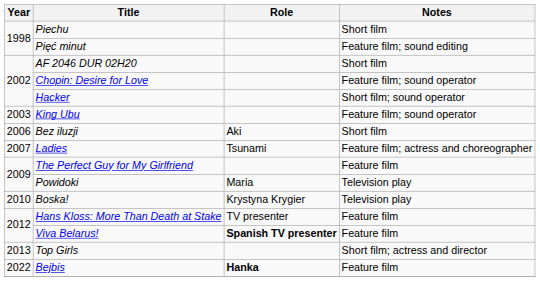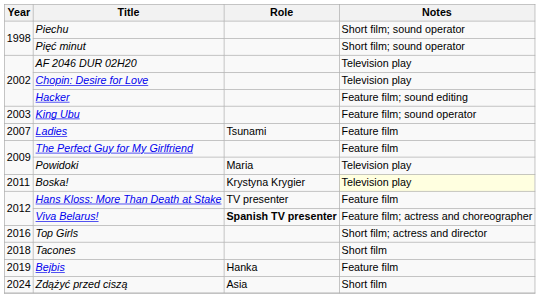(364, 30) Short film -> (403, 30) Short film; sound operator
(405, 47) Feature film; sound editing -> (403, 47) Short film; sound operator
(364, 64) Short film -> (376, 64) Television play
(409, 81) Feature film; sound operator -> (376, 81) Television play
(403, 98) Short film; sound operator -> (405, 98) Feature film; sound editing
- row: (57, 132)
(437, 149) Feature film; actress and choreographer -> (370, 132) Feature film
(19, 200) 2010 -> (18, 183) 2011
(376, 200) no background -> (376, 183) lightyellow background
(370, 234) Feature film -> (437, 217) Feature film; actress and choreographer
(19, 251) 2013 -> (19, 234) 2016
+ row: (56, 251)
(19, 268) 2022 -> (19, 268) 2019
(243, 268) bold -> (242, 268) normal
+ row: (81, 285)
